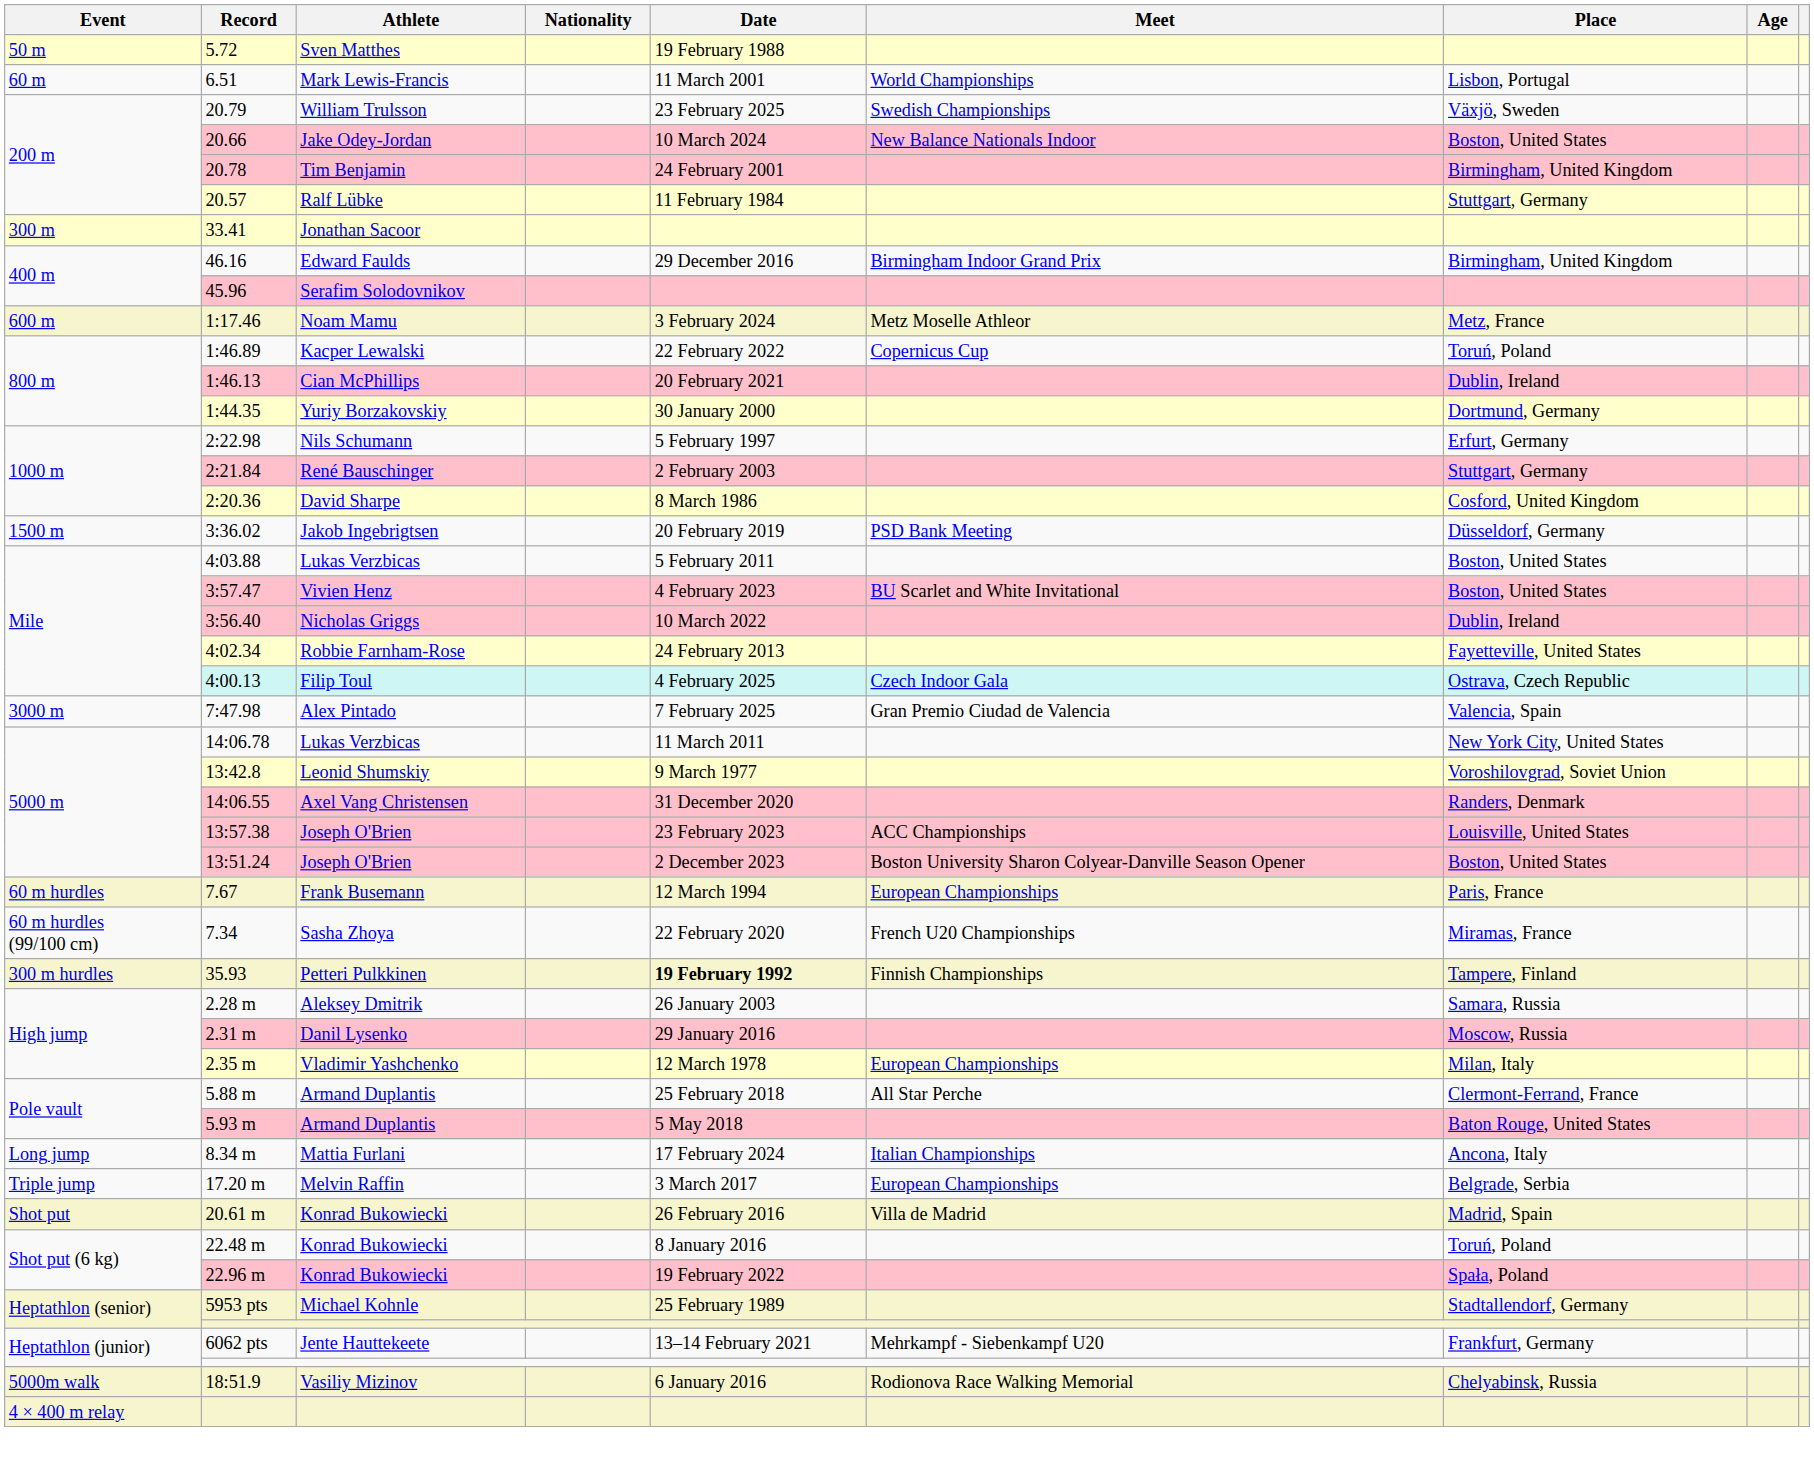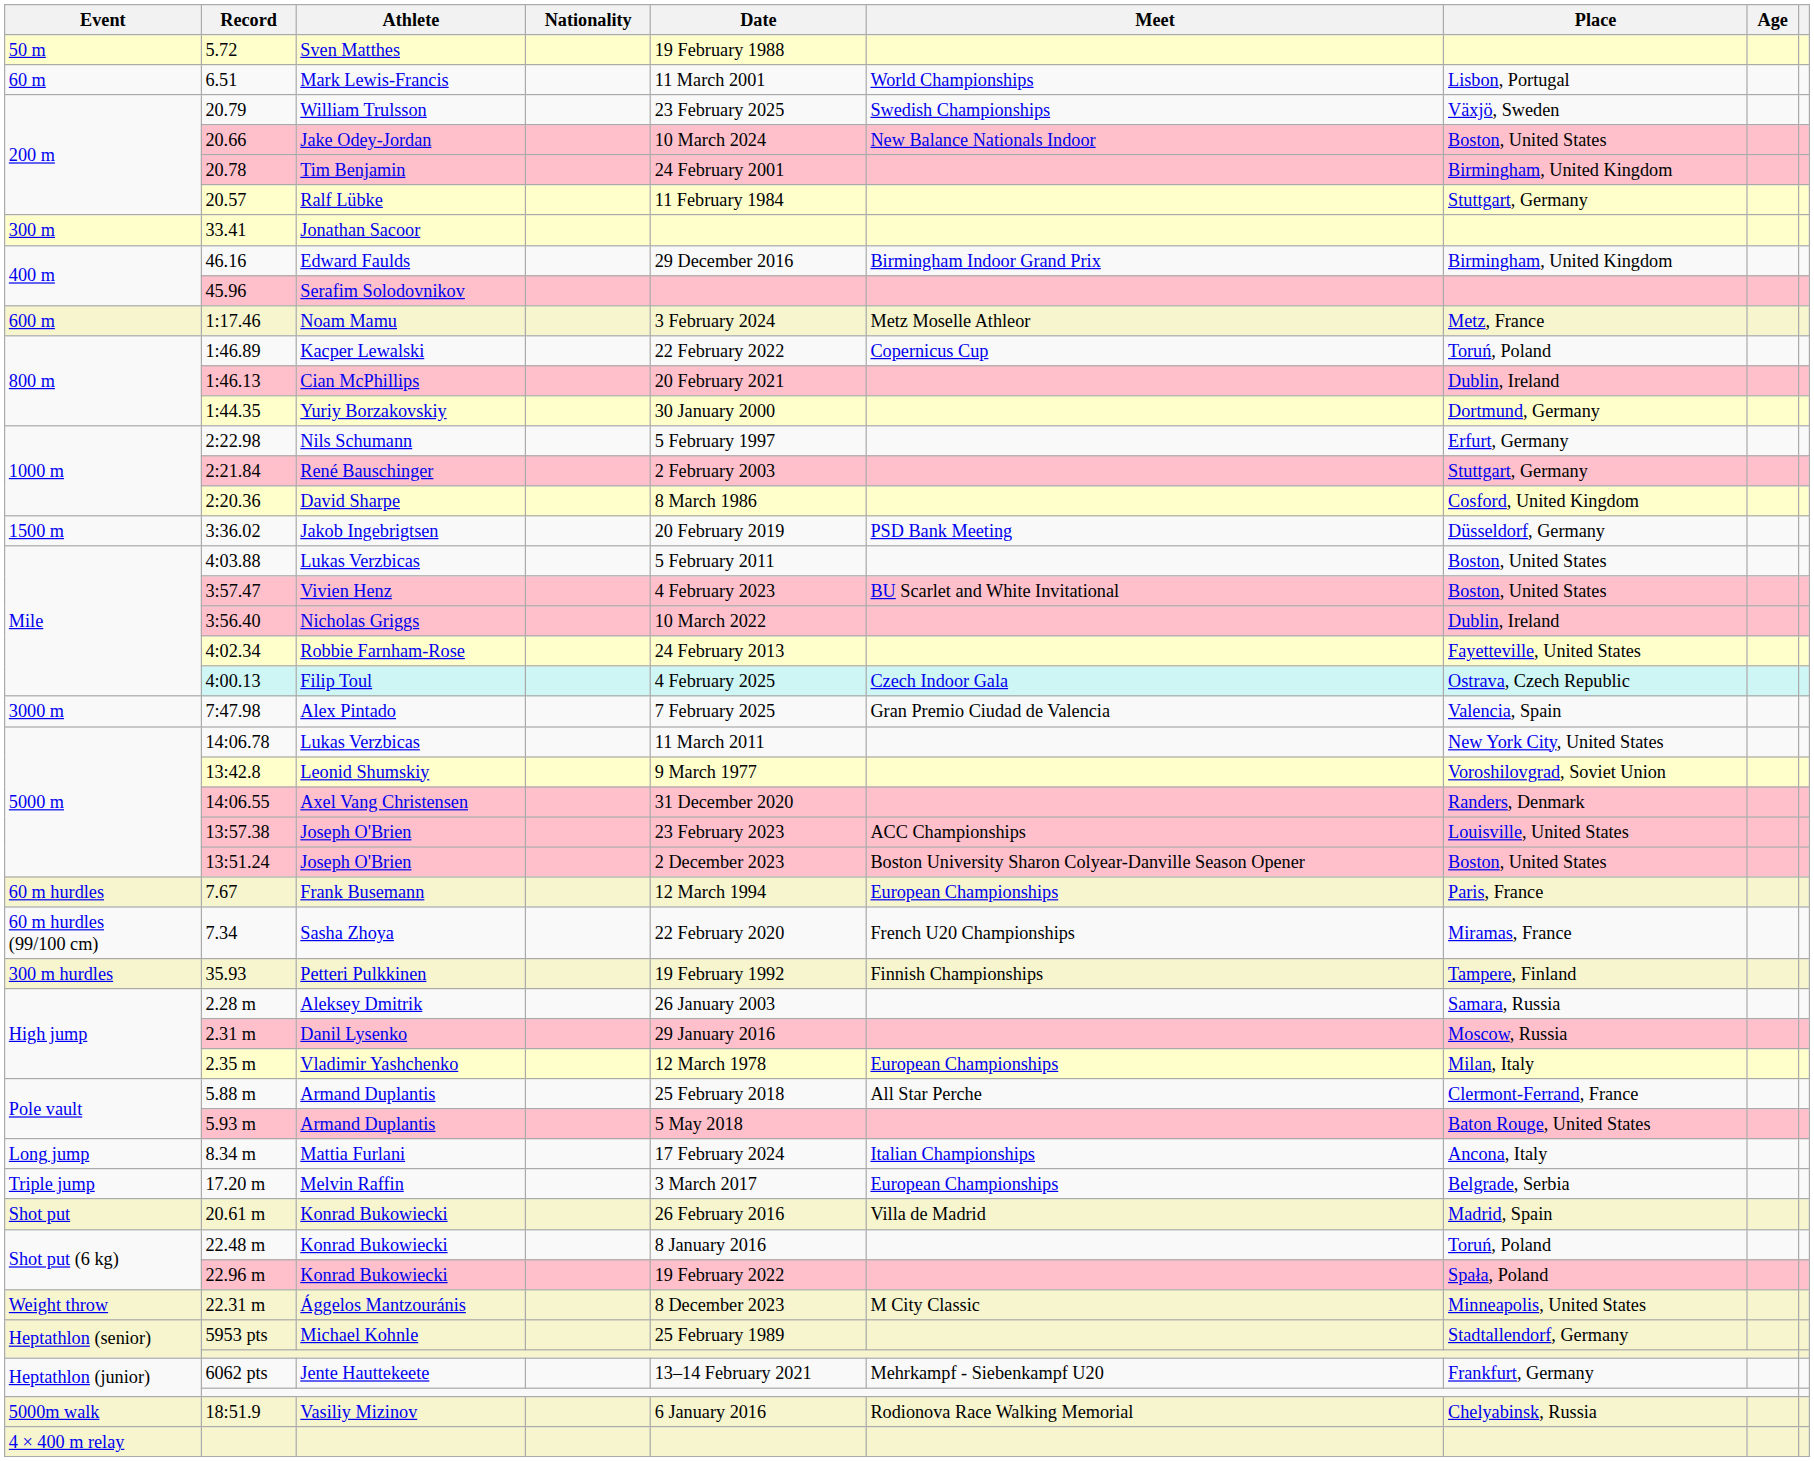(724, 973) bold -> (720, 973) normal
+ row: (58, 1304)
